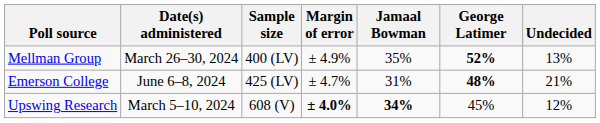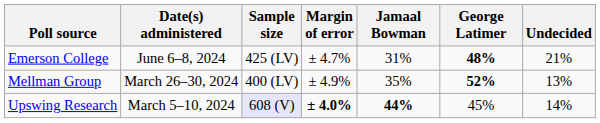rows swapped: (58, 82) <-> (55, 58)
(272, 106) no background -> (272, 106) lavender background
(398, 106) 34% -> (398, 106) 44%
(559, 106) 12% -> (559, 106) 14%
